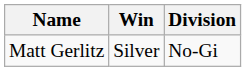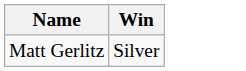- column: (202, 19)
